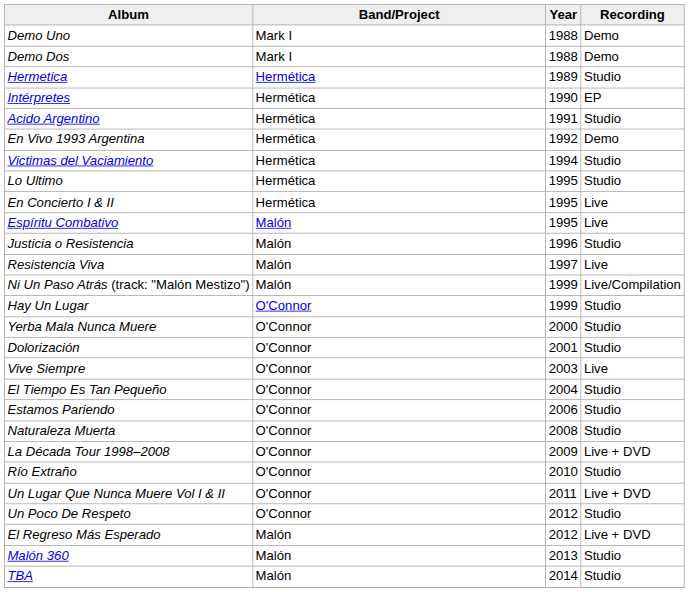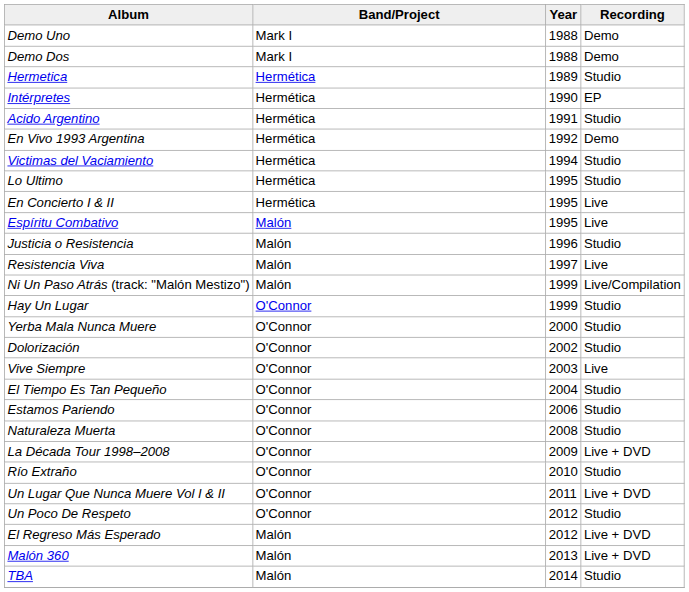(563, 347) 2001 -> (563, 347) 2002
(603, 555) Studio -> (617, 555) Live + DVD
